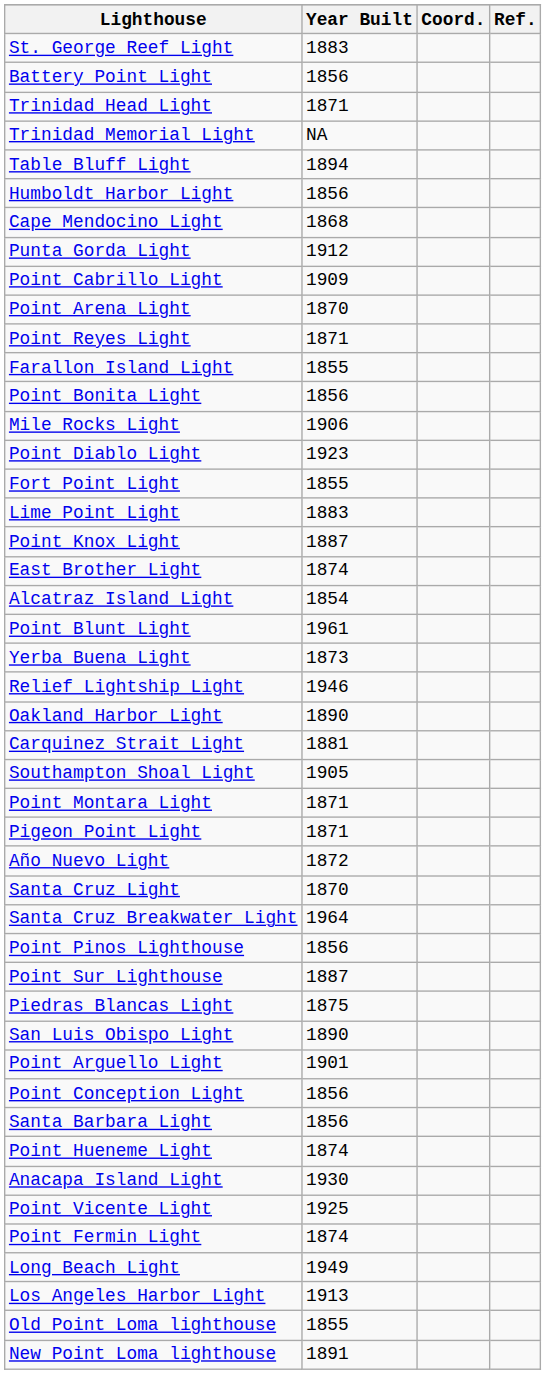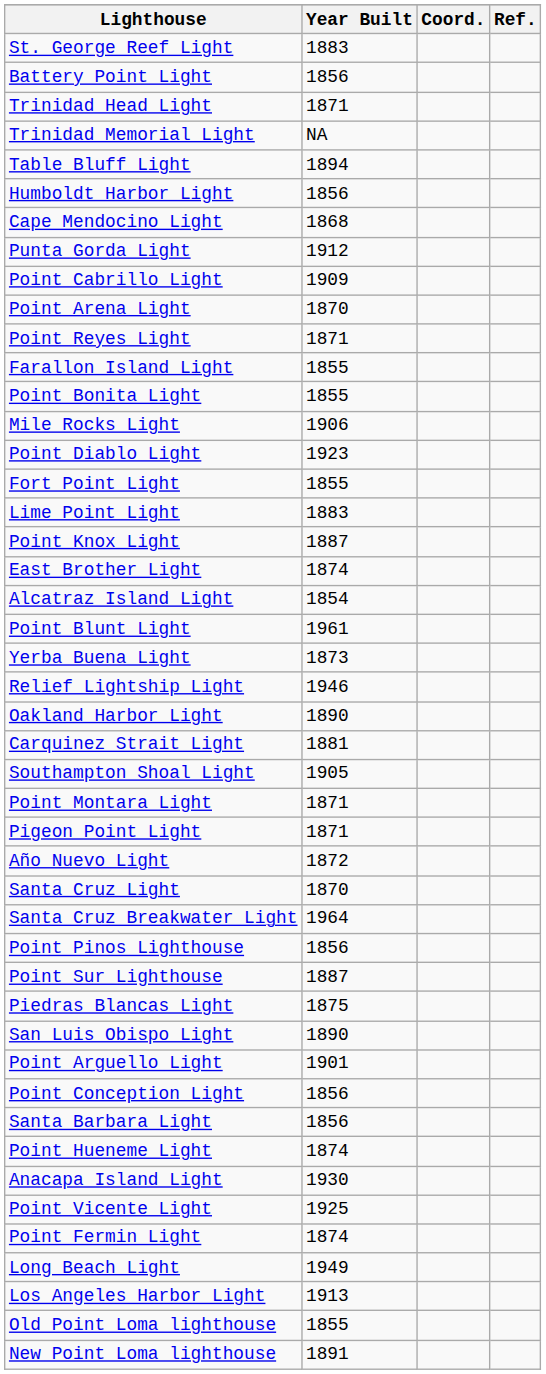(327, 397) 1856 -> (327, 397) 1855
